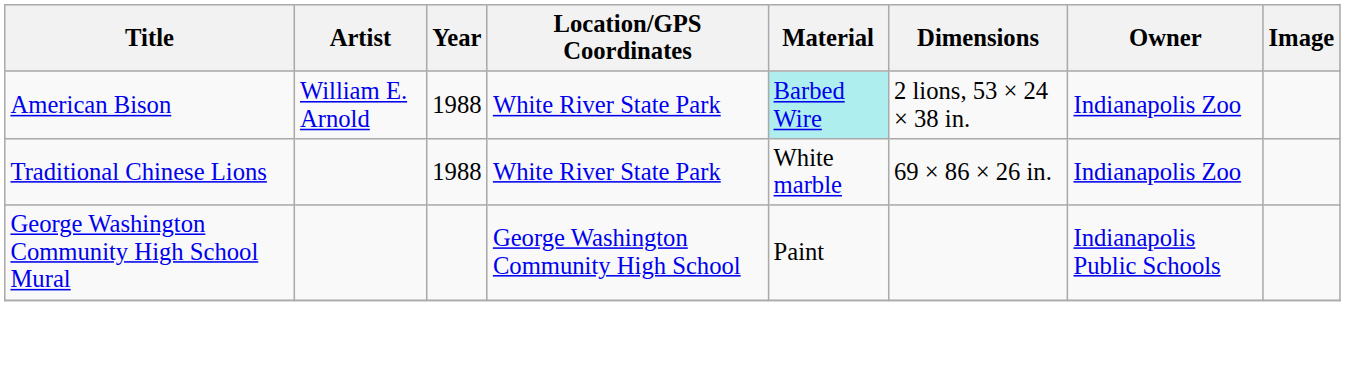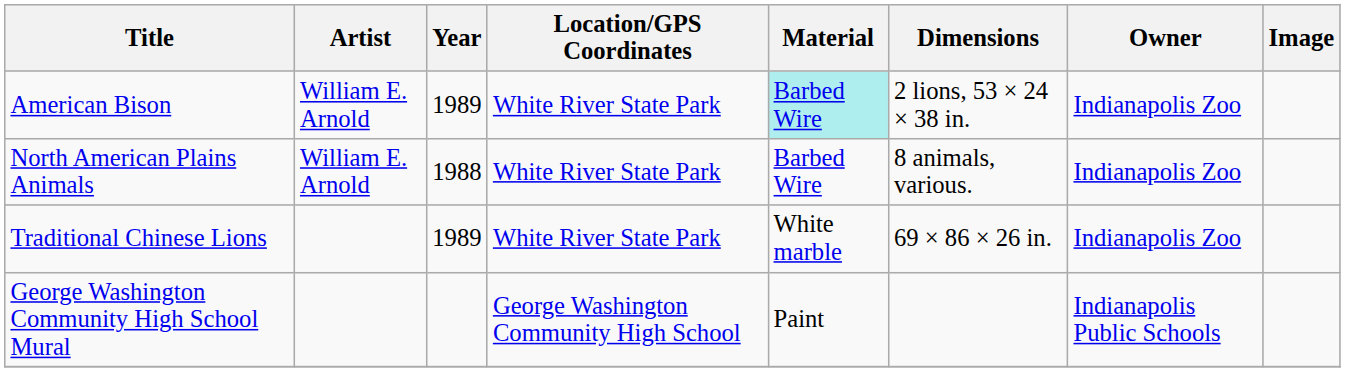(457, 104) 1988 -> (457, 104) 1989
+ row: (123, 171)
(457, 171) 1988 -> (457, 238) 1989
